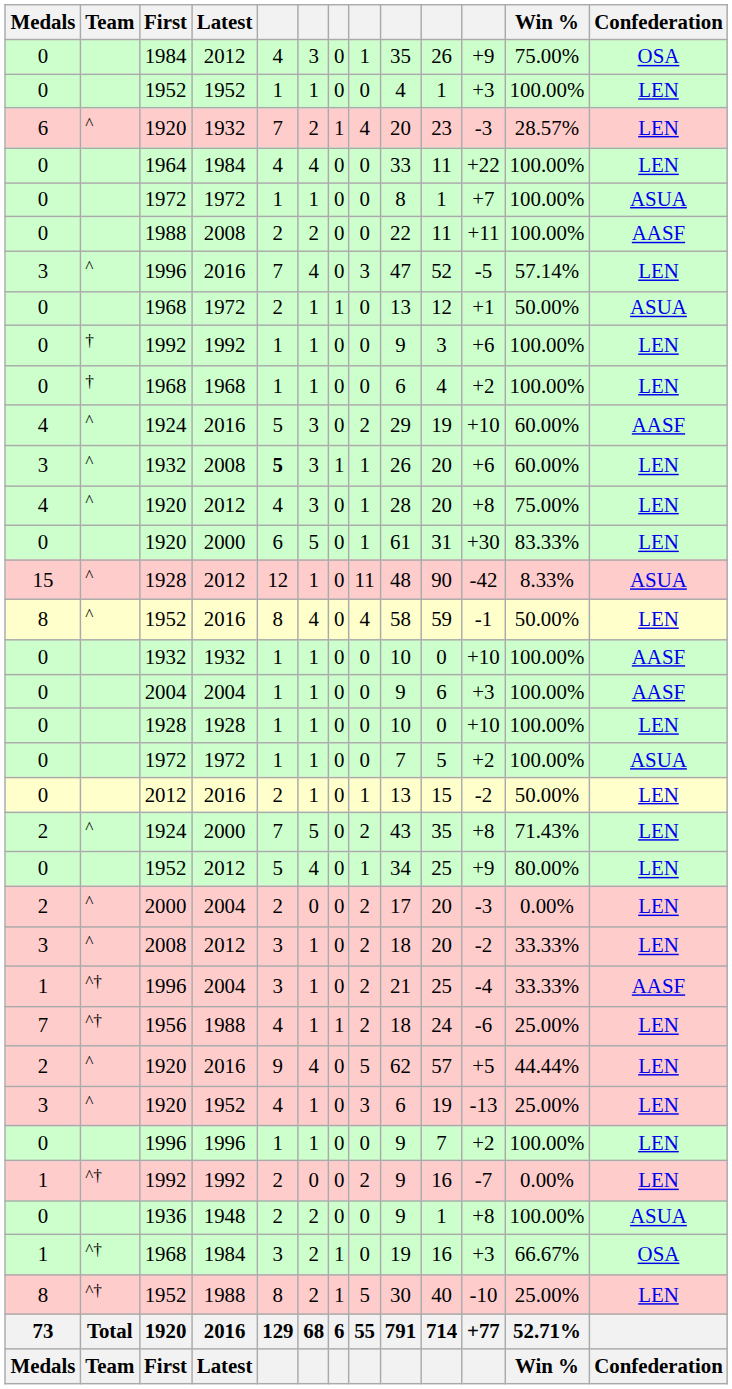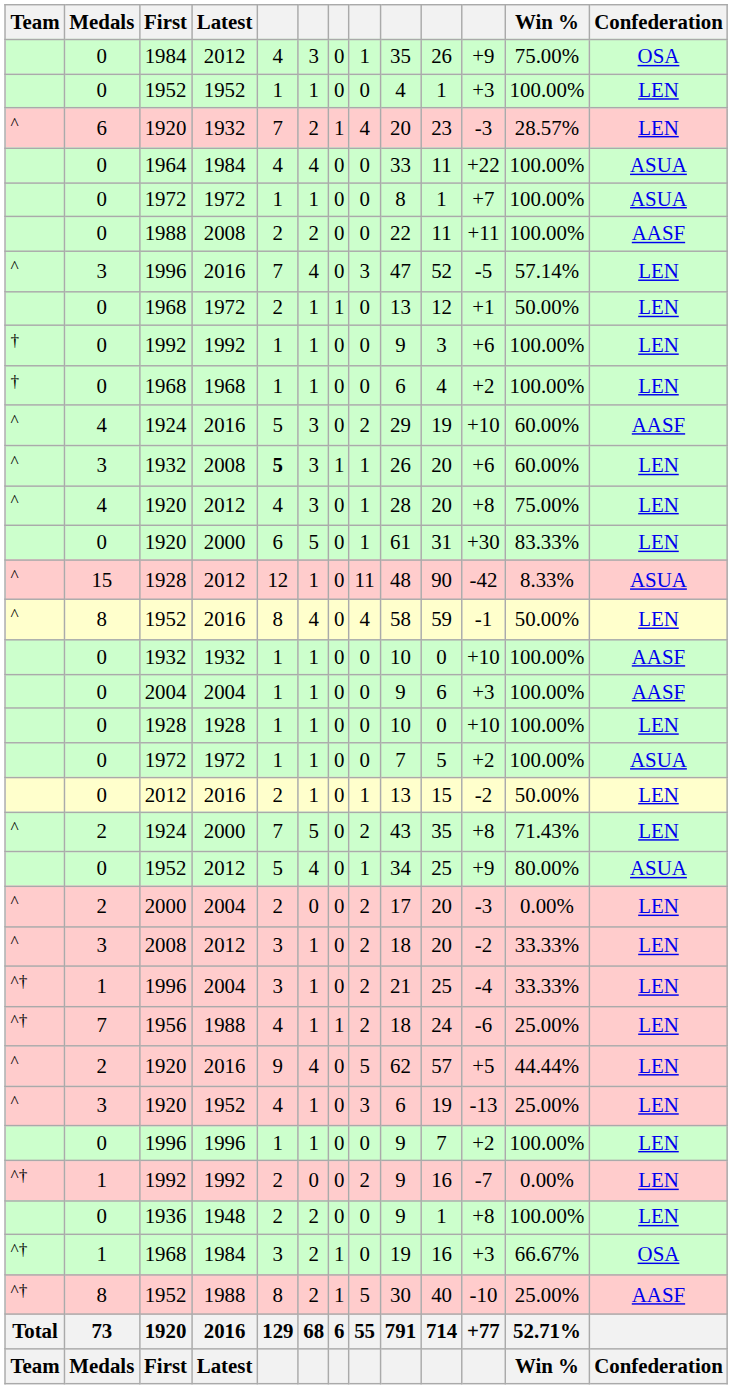columns swapped: (110, 22) <-> (43, 22)
(658, 165) LEN -> (658, 165) ASUA
(658, 308) ASUA -> (658, 308) LEN
(658, 869) LEN -> (658, 869) ASUA
(658, 986) AASF -> (658, 986) LEN
(658, 1217) ASUA -> (658, 1217) LEN
(658, 1294) LEN -> (658, 1294) AASF
